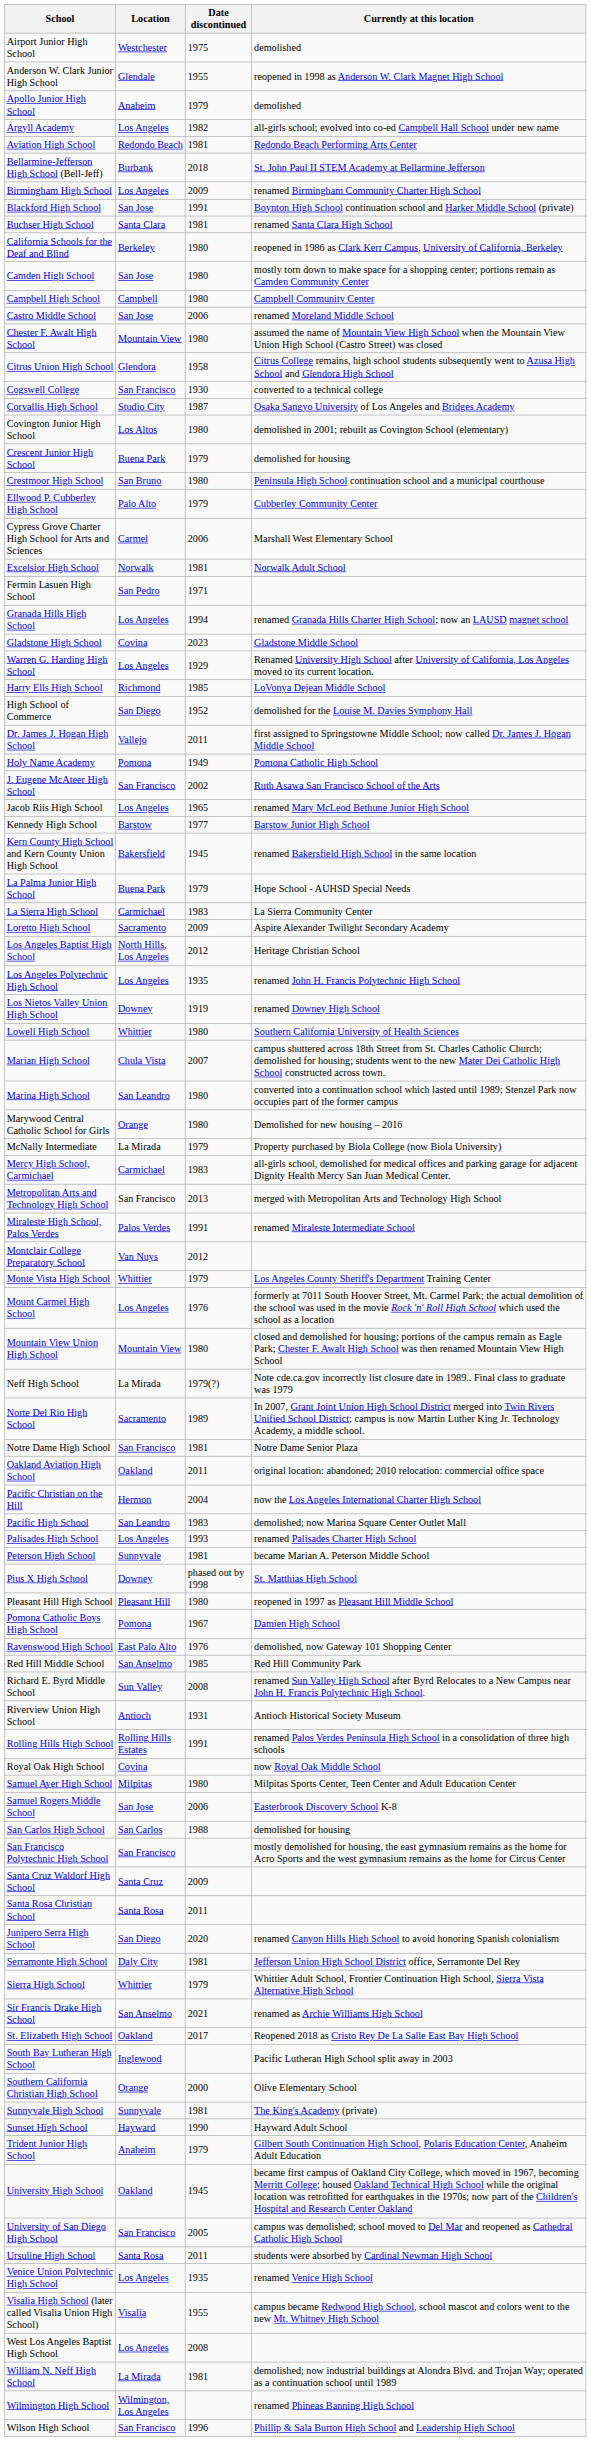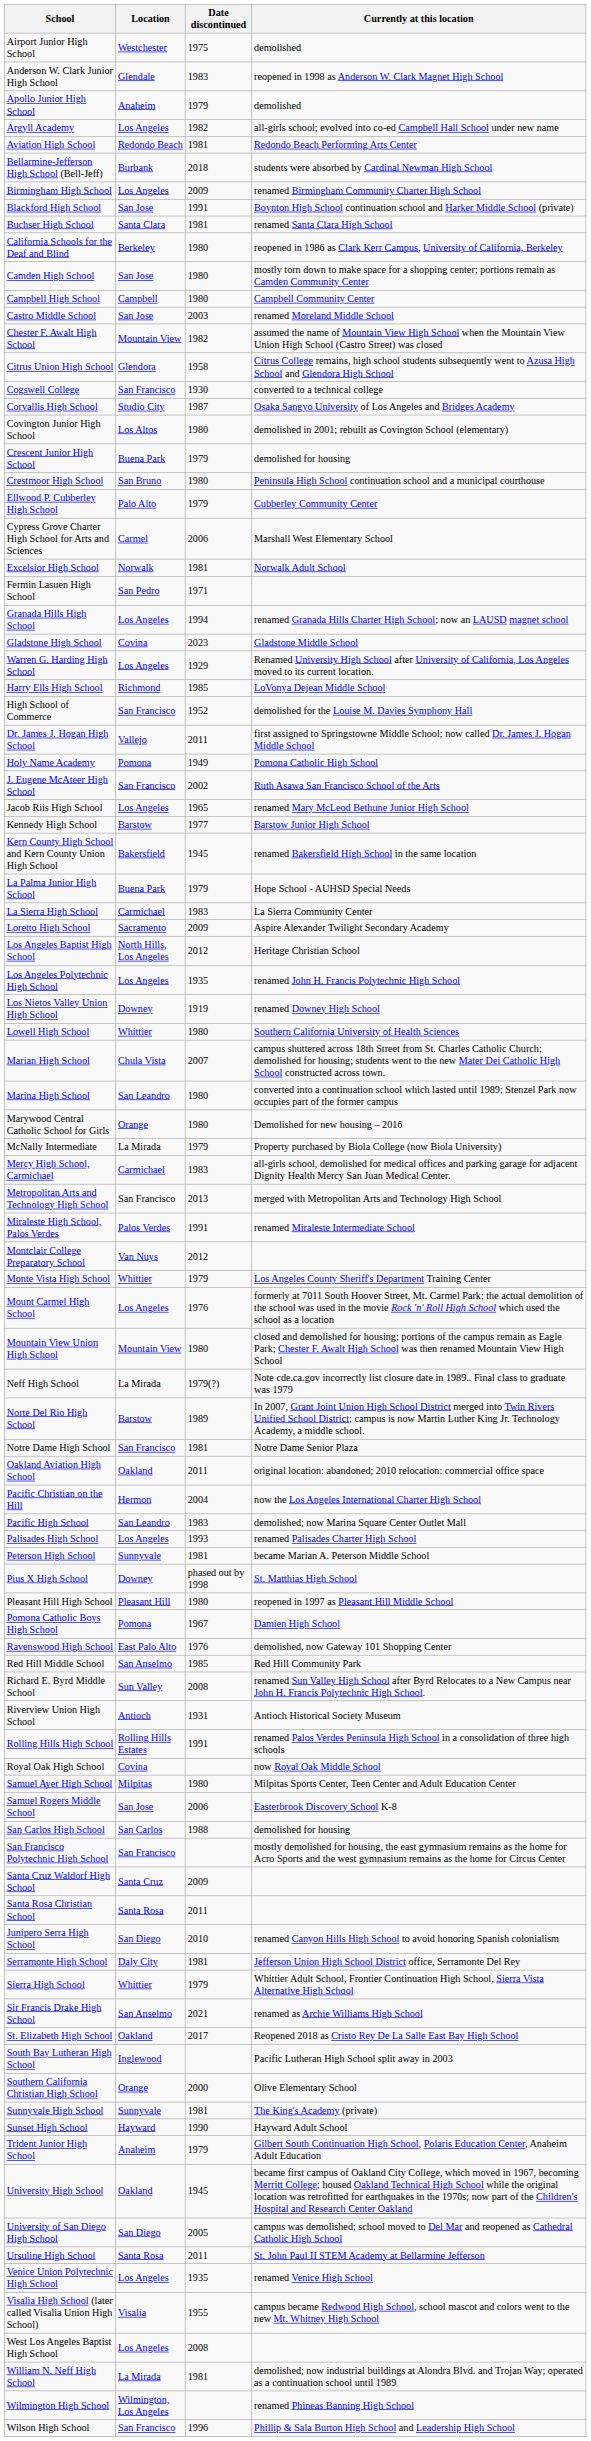(198, 76) 1955 -> (198, 76) 1983
(369, 168) St. John Paul II STEM Academy at Bellarmine Jefferson -> (373, 168) students were absorbed by Cardinal Newman High School
(198, 315) 2006 -> (198, 315) 2003
(198, 338) 1980 -> (198, 338) 1982
(139, 711) San Diego -> (147, 711) San Francisco
(142, 1419) Sacramento -> (135, 1419) Barstow
(198, 1939) 2020 -> (198, 1939) 2010
(147, 2232) San Francisco -> (139, 2232) San Diego
(373, 2255) students were absorbed by Cardinal Newman High School -> (369, 2255) St. John Paul II STEM Academy at Bellarmine Jefferson
